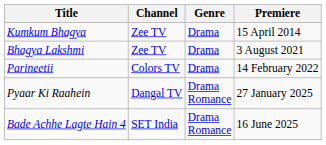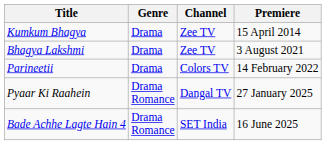columns swapped: (209, 13) <-> (157, 13)
